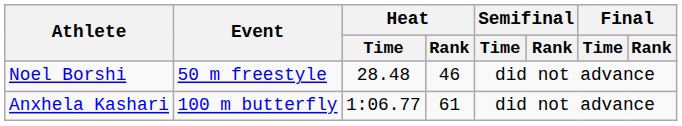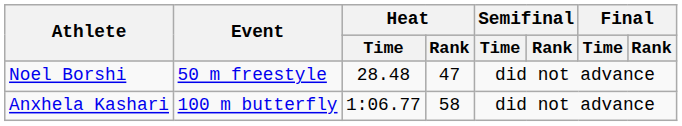(449, 76) 46 -> (449, 76) 47
(449, 106) 61 -> (449, 106) 58
